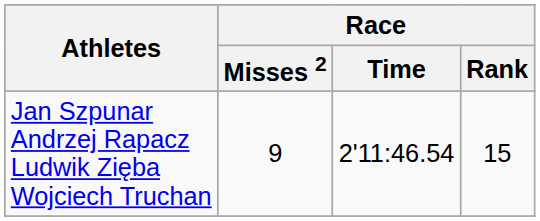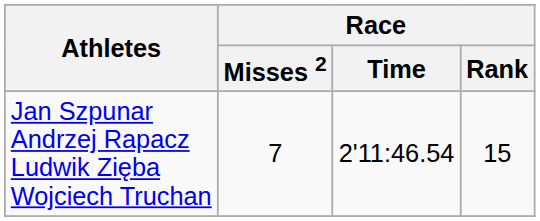(275, 154) 9 -> (275, 154) 7
